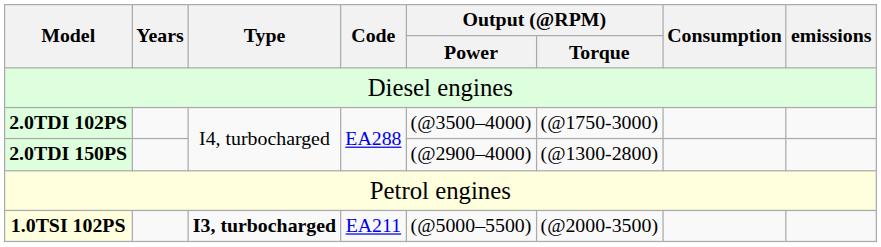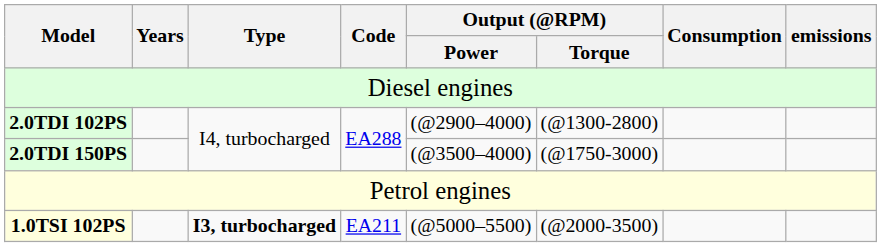(471, 122) (@3500–4000) -> (471, 122) (@2900–4000)
(599, 122) (@1750-3000) -> (599, 122) (@1300-2800)
(471, 154) (@2900–4000) -> (471, 154) (@3500–4000)
(599, 154) (@1300-2800) -> (599, 154) (@1750-3000)
